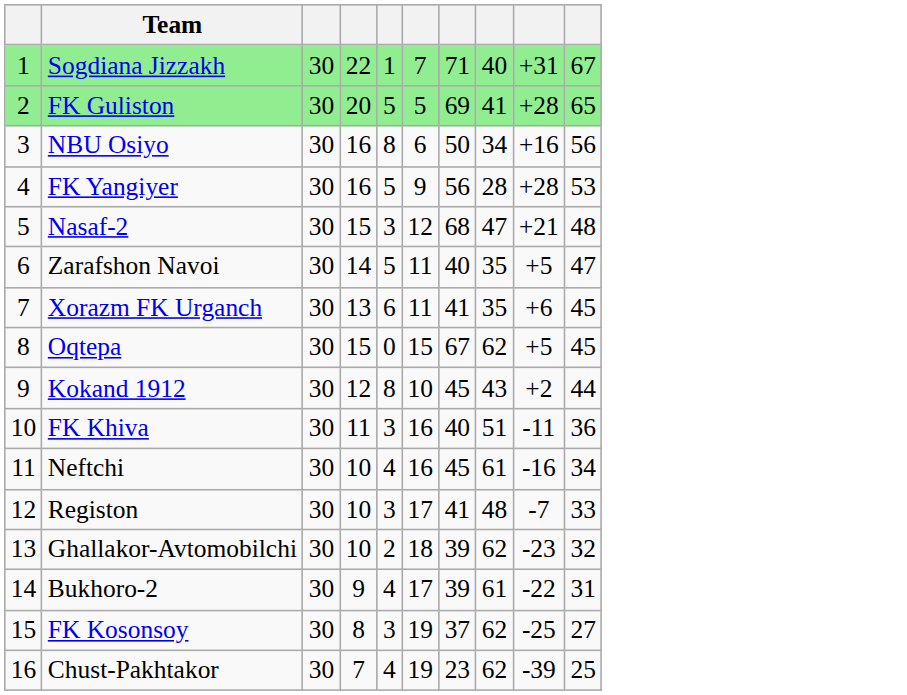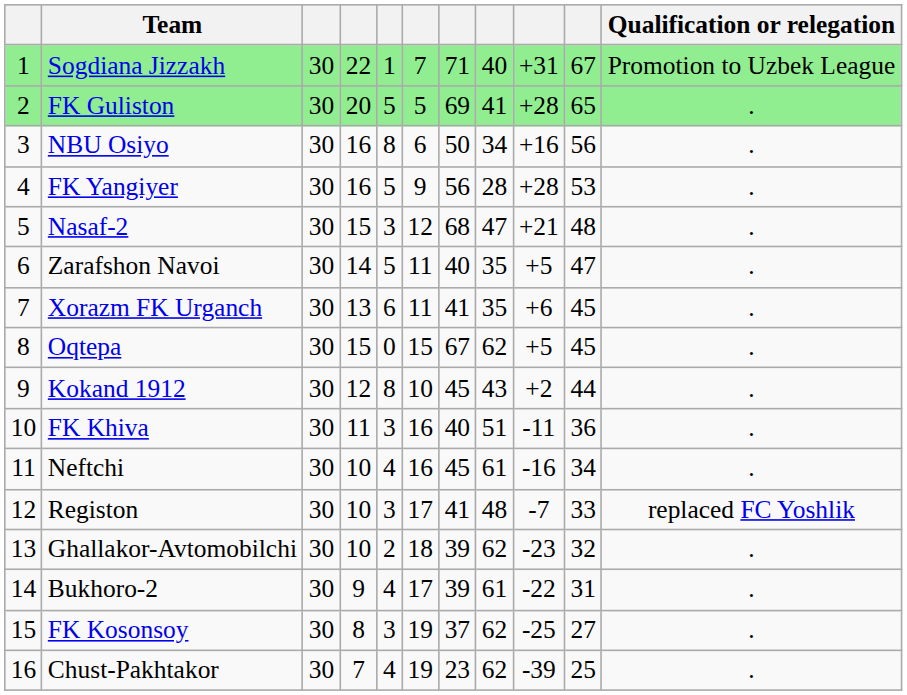+ column: (751, 24)
